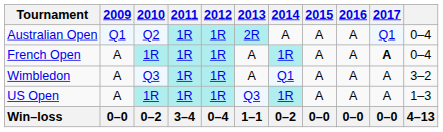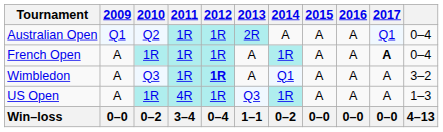(218, 75) normal -> (218, 75) bold
(184, 95) 1R -> (184, 95) 4R
